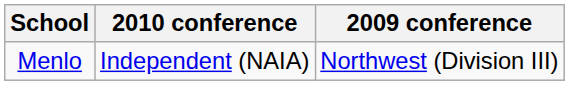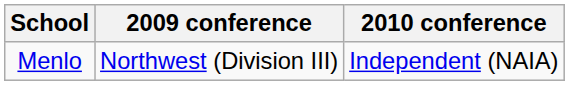columns swapped: (439, 23) <-> (205, 23)
